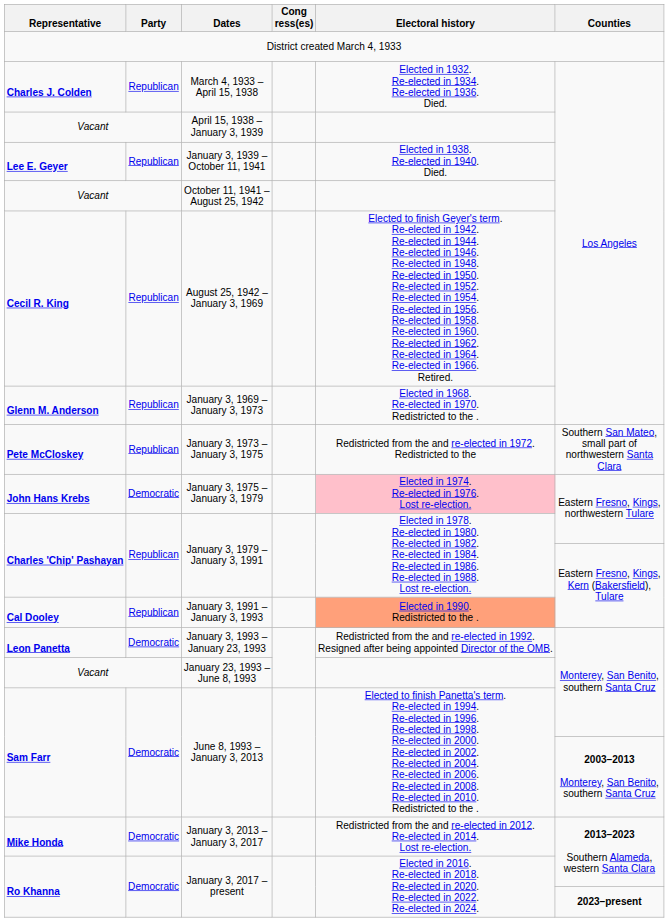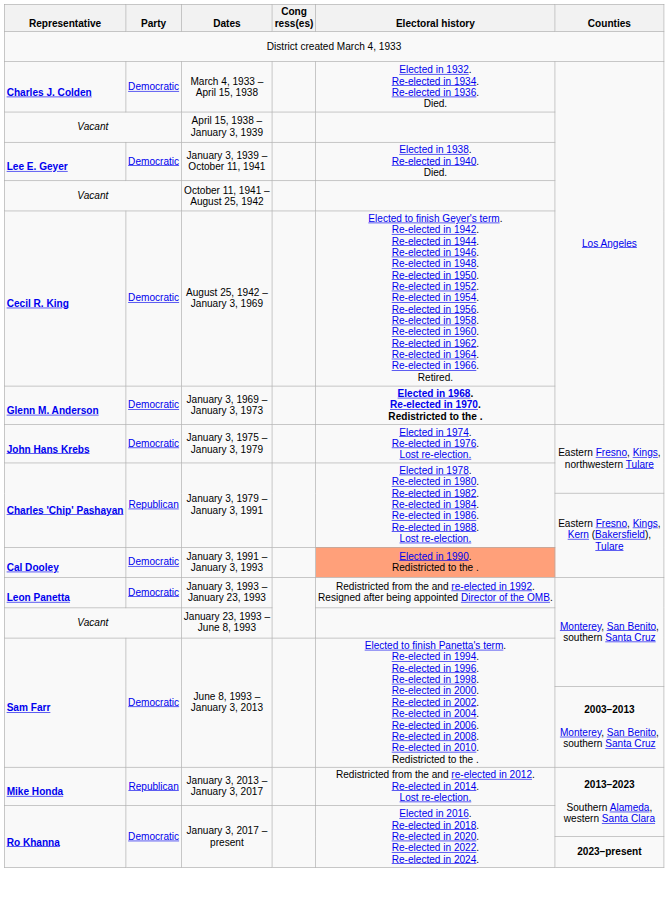(154, 87) Republican -> (154, 87) Democratic
(154, 161) Republican -> (154, 161) Democratic
(154, 298) Republican -> (154, 298) Democratic
(154, 405) Republican -> (154, 405) Democratic
(435, 405) normal -> (435, 405) bold
- row: (45, 455)
(435, 493) pink background -> (435, 443) no background
(154, 612) Republican -> (154, 562) Democratic
(154, 836) Democratic -> (154, 786) Republican
